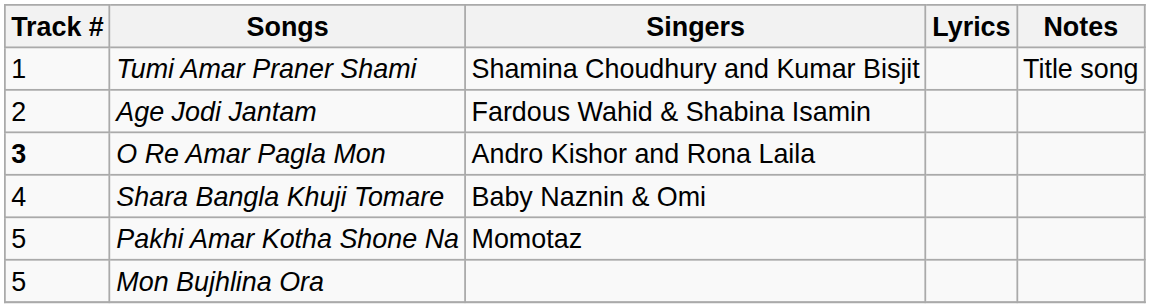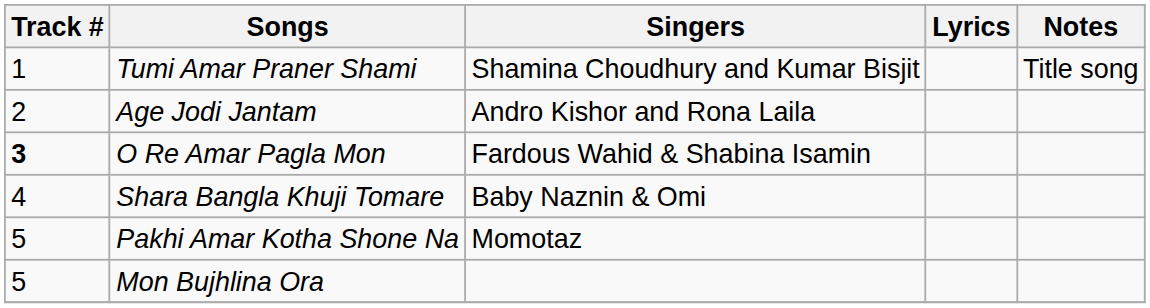(671, 112) Fardous Wahid & Shabina Isamin -> (643, 112) Andro Kishor and Rona Laila
(643, 154) Andro Kishor and Rona Laila -> (671, 154) Fardous Wahid & Shabina Isamin
